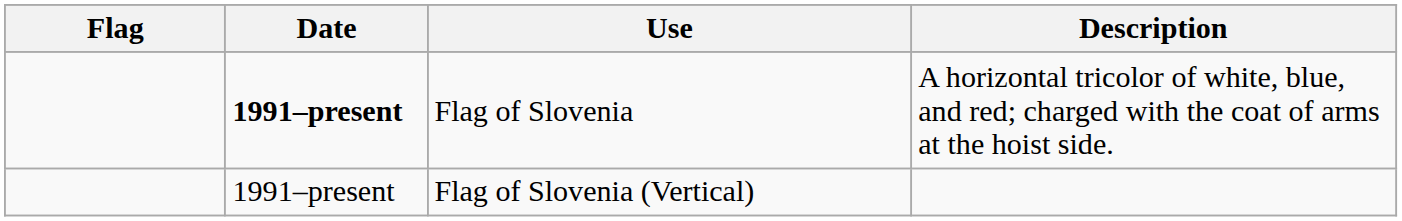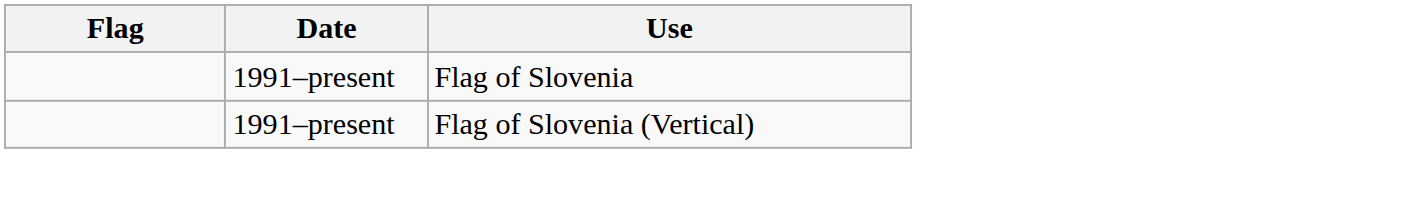- column: (1153, 28)
(317, 109) bold -> (314, 76) normal
